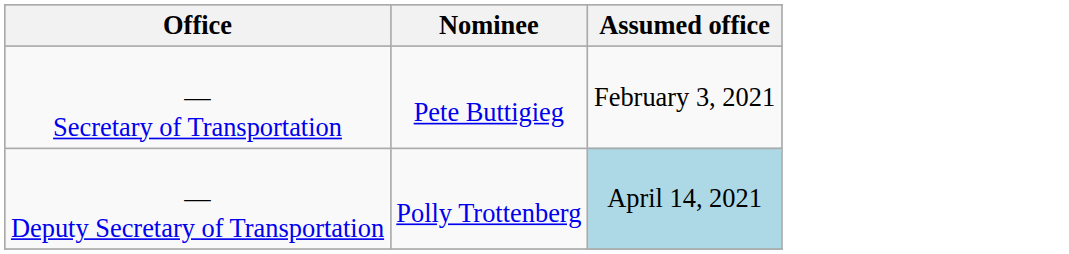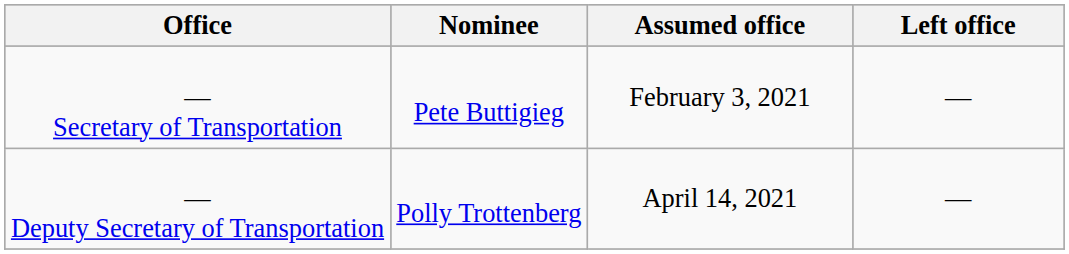+ column: (958, 25)
(685, 198) lightblue background -> (720, 198) no background
